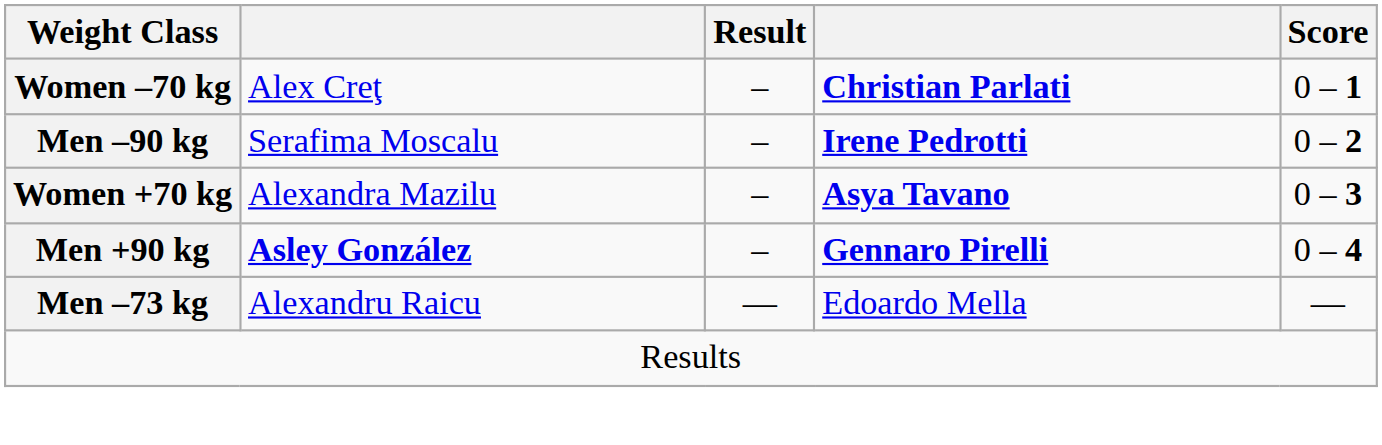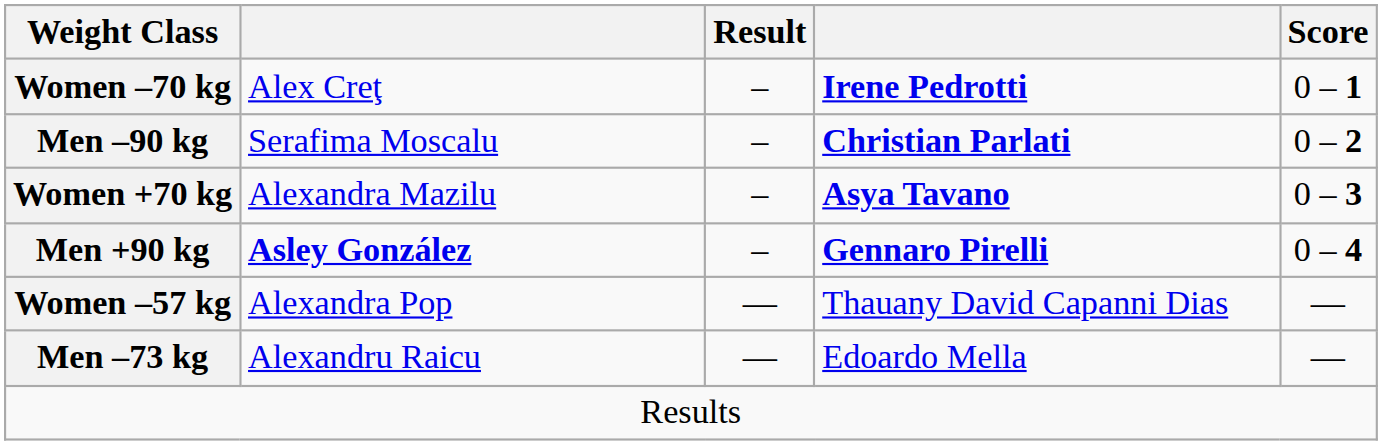(946, 85) Christian Parlati -> (925, 85) Irene Pedrotti
(925, 140) Irene Pedrotti -> (946, 140) Christian Parlati
+ row: (123, 303)
